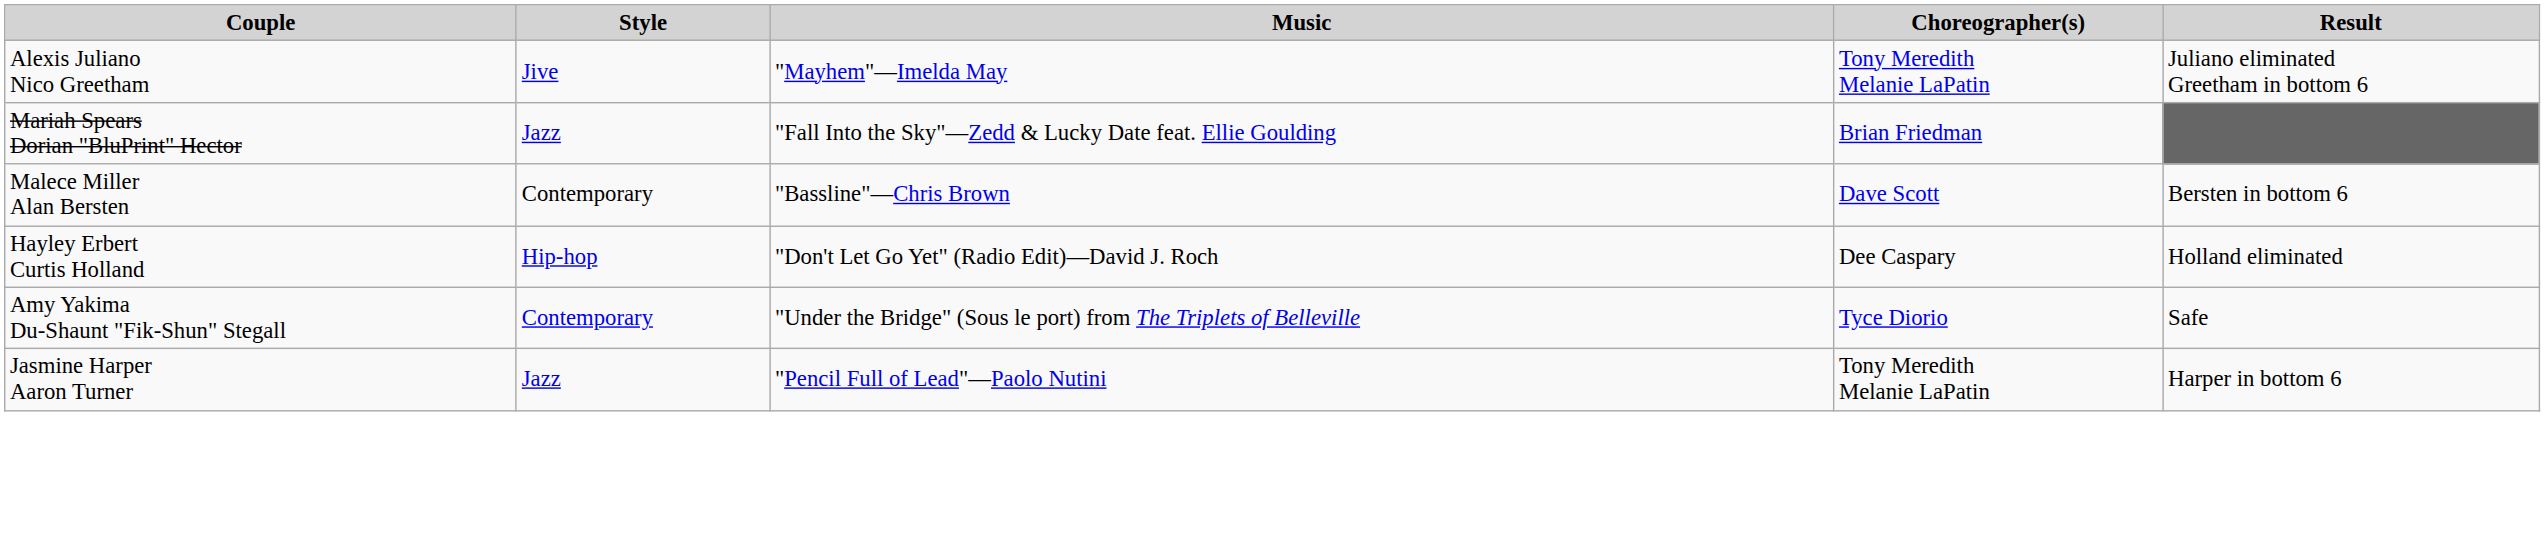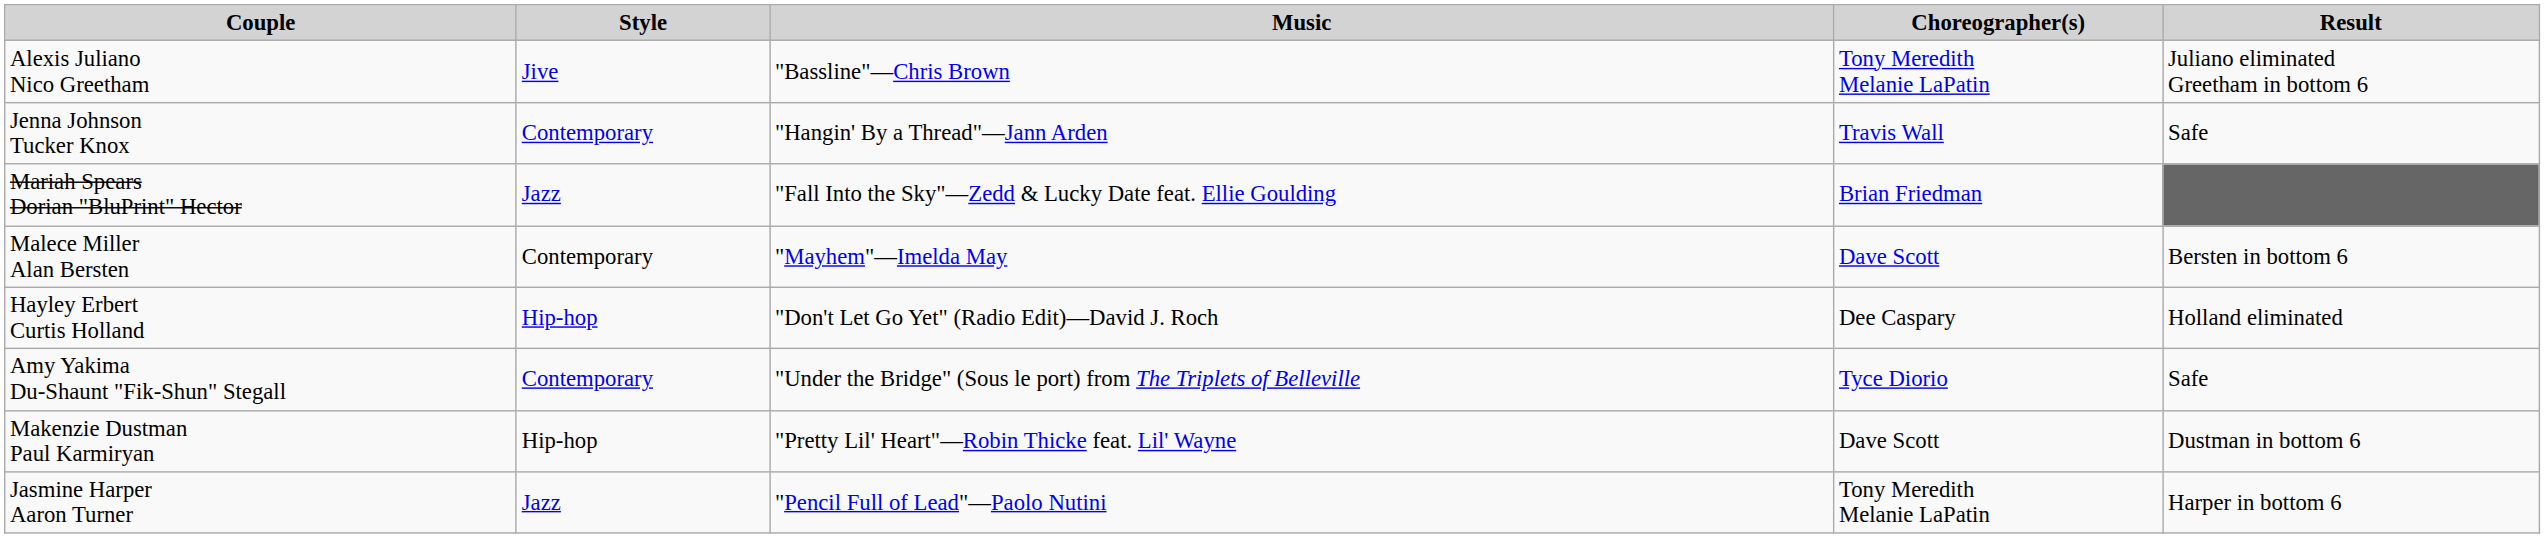(891, 71) "Mayhem"—Imelda May -> (892, 71) "Bassline"—Chris Brown
+ row: (76, 132)
(892, 194) "Bassline"—Chris Brown -> (891, 256) "Mayhem"—Imelda May
+ row: (99, 440)
